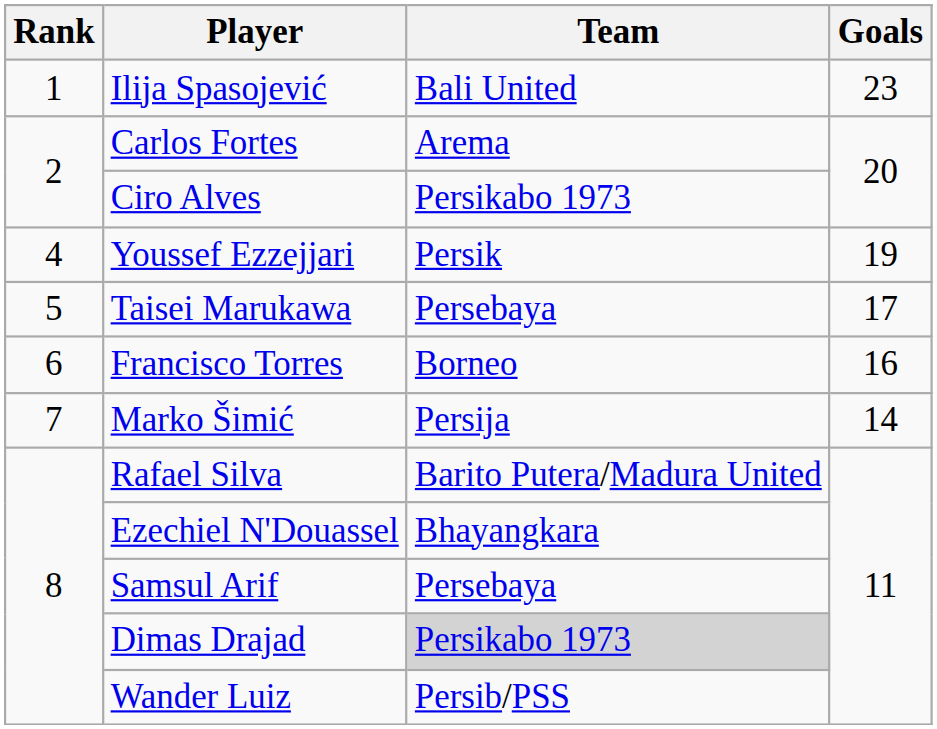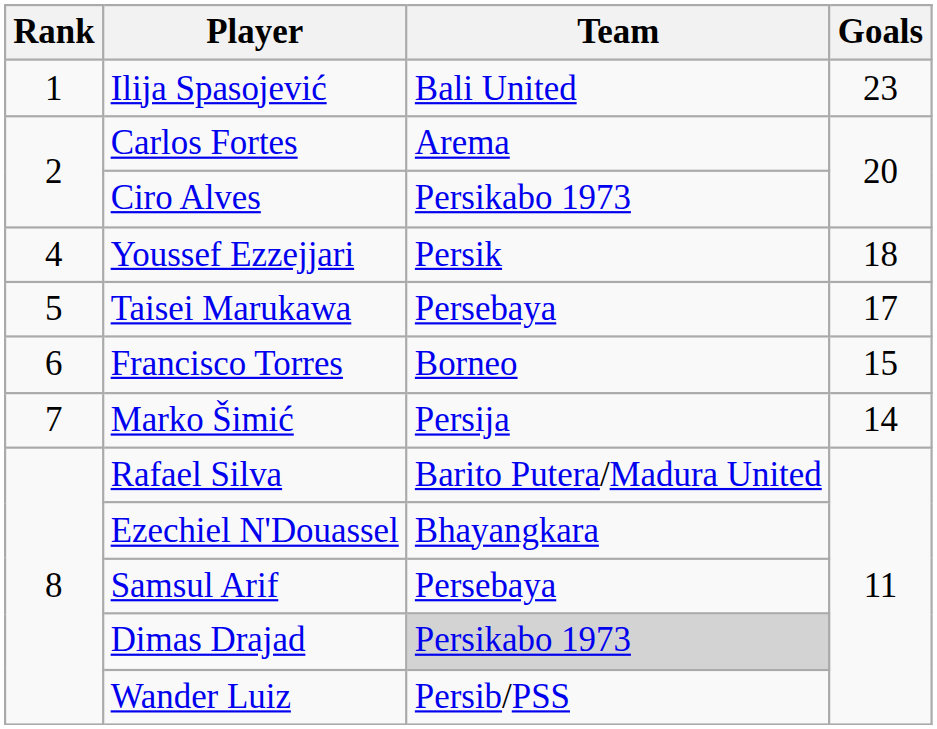(880, 253) 19 -> (880, 253) 18
(880, 364) 16 -> (880, 364) 15
